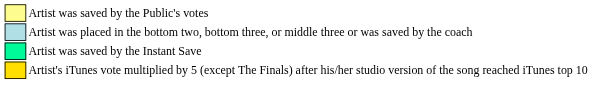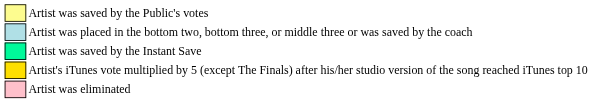+ row: (79, 89)
